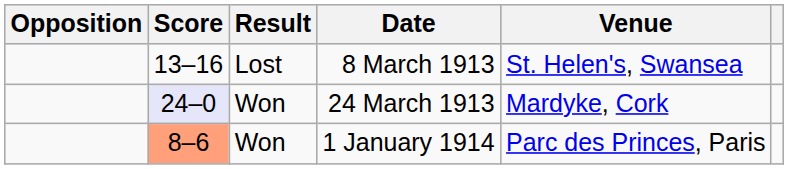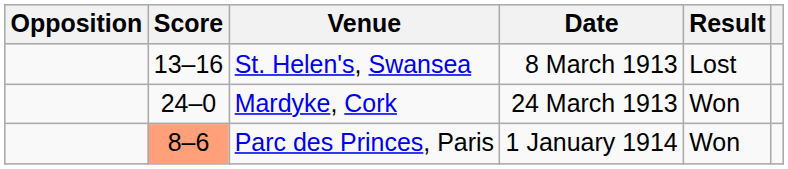columns swapped: (273, 24) <-> (636, 24)
(188, 103) lavender background -> (188, 103) no background
